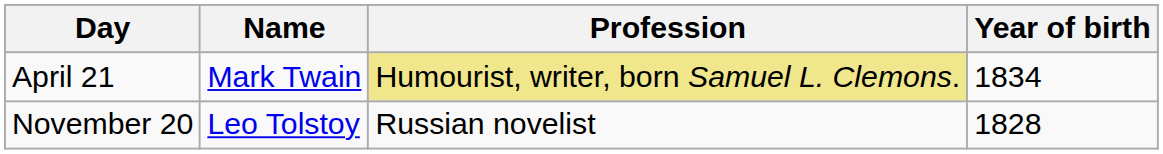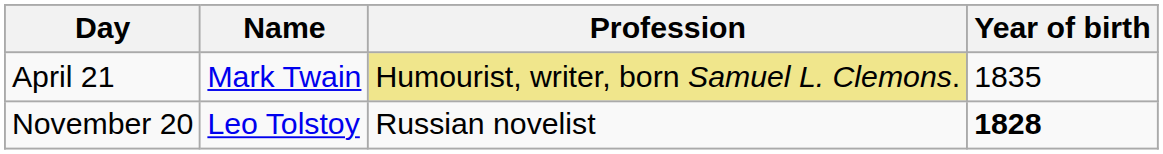(1008, 76) 1834 -> (1008, 76) 1835
(1008, 124) normal -> (1008, 124) bold
